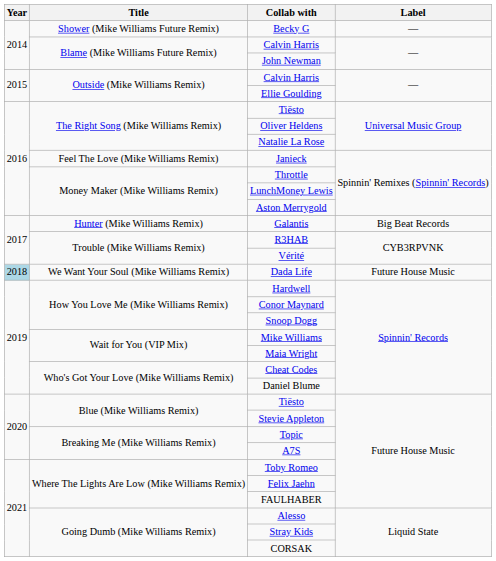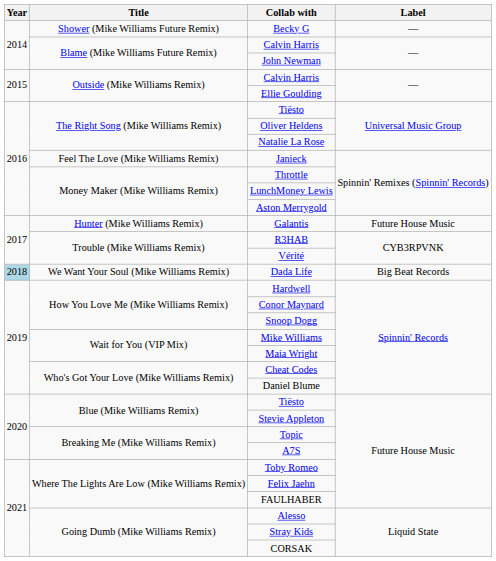(413, 223) Big Beat Records -> (413, 223) Future House Music
(413, 272) Future House Music -> (413, 272) Big Beat Records
